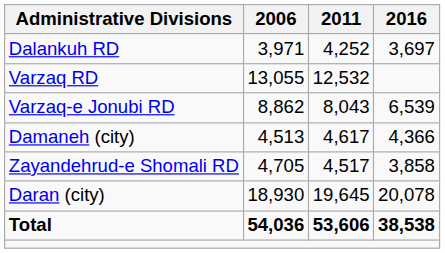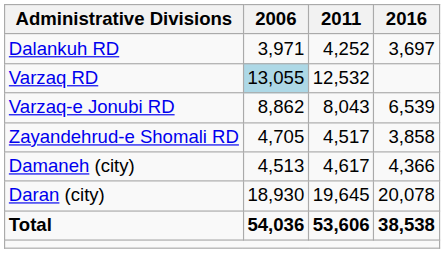(276, 78) no background -> (276, 78) lightblue background
rows swapped: (124, 166) <-> (72, 136)
